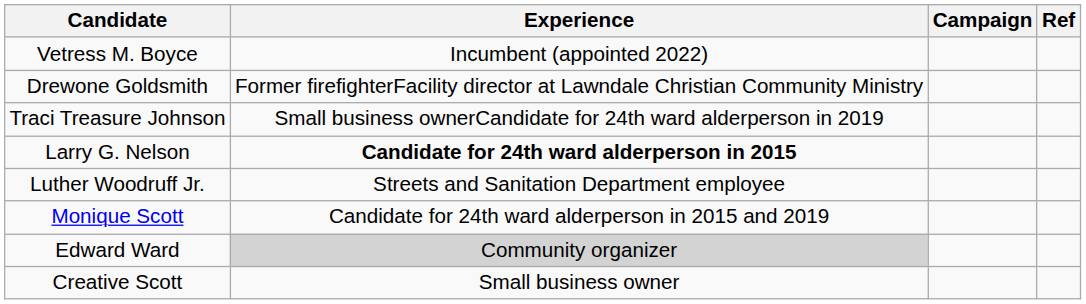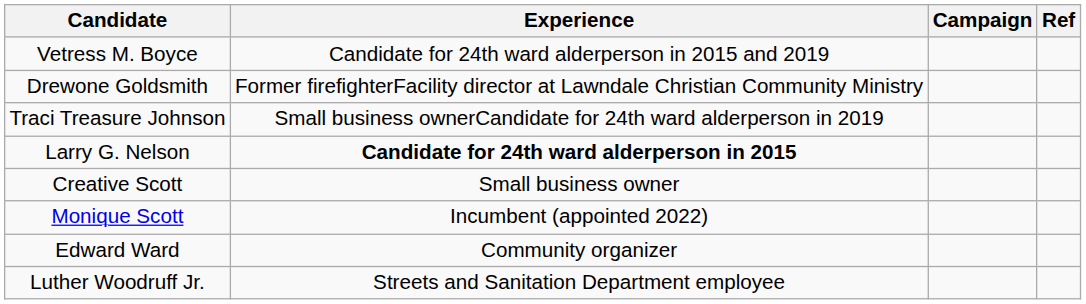(579, 53) Incumbent (appointed 2022) -> (579, 53) Candidate for 24th ward alderperson in 2015 and 2019
rows swapped: (117, 282) <-> (117, 184)
(579, 217) Candidate for 24th ward alderperson in 2015 and 2019 -> (579, 217) Incumbent (appointed 2022)
(579, 250) lightgrey background -> (579, 250) no background
